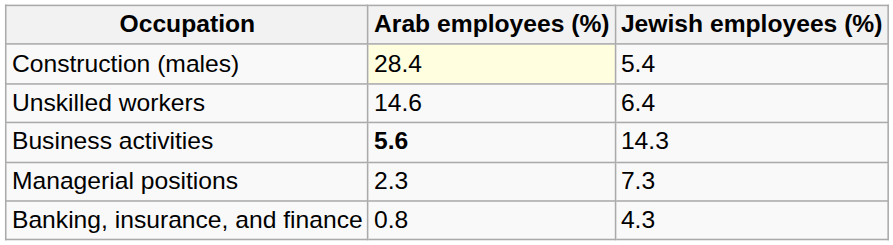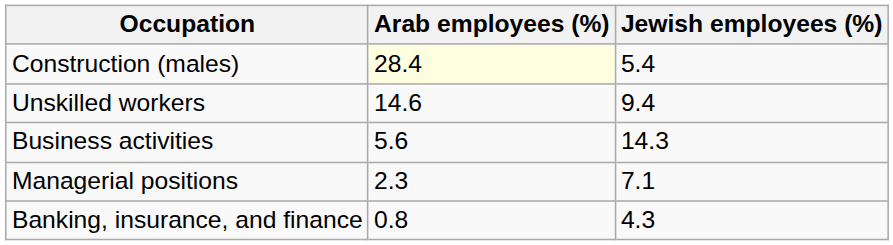(638, 102) 6.4 -> (638, 102) 9.4
(391, 141) bold -> (391, 141) normal
(638, 180) 7.3 -> (638, 180) 7.1
